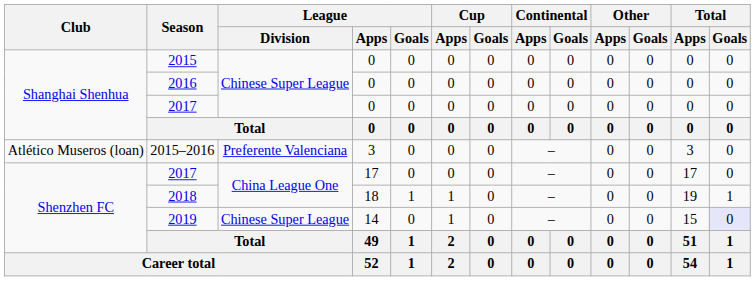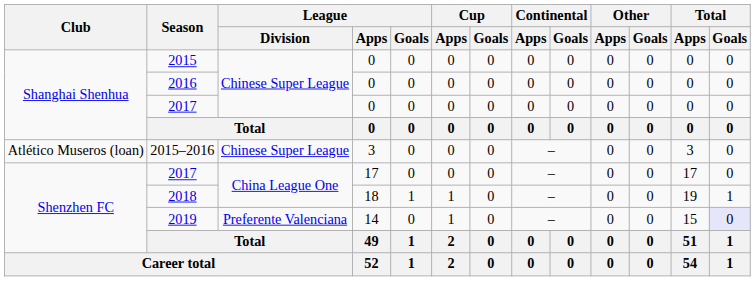(285, 151) Preferente Valenciana -> (285, 151) Chinese Super League
(285, 219) Chinese Super League -> (285, 219) Preferente Valenciana
